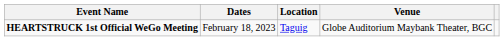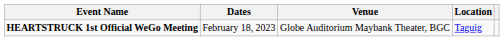columns swapped: (407, 12) <-> (299, 12)
